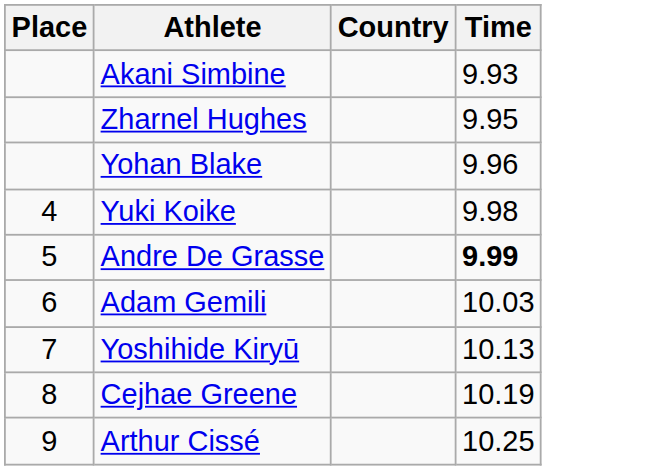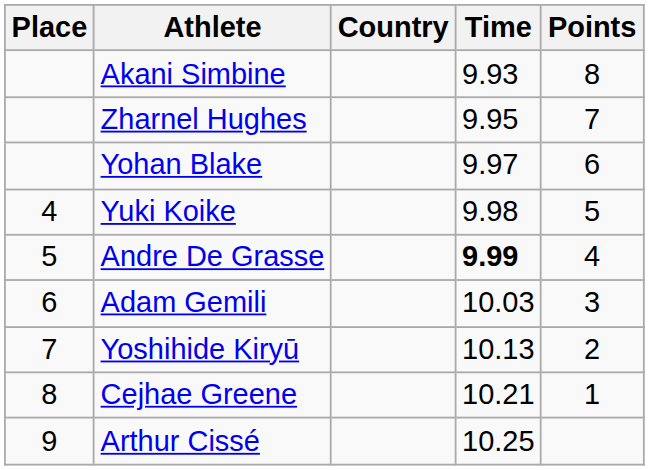+ column: (592, 27)
(490, 165) 9.96 -> (490, 165) 9.97
(498, 394) 10.19 -> (498, 394) 10.21
